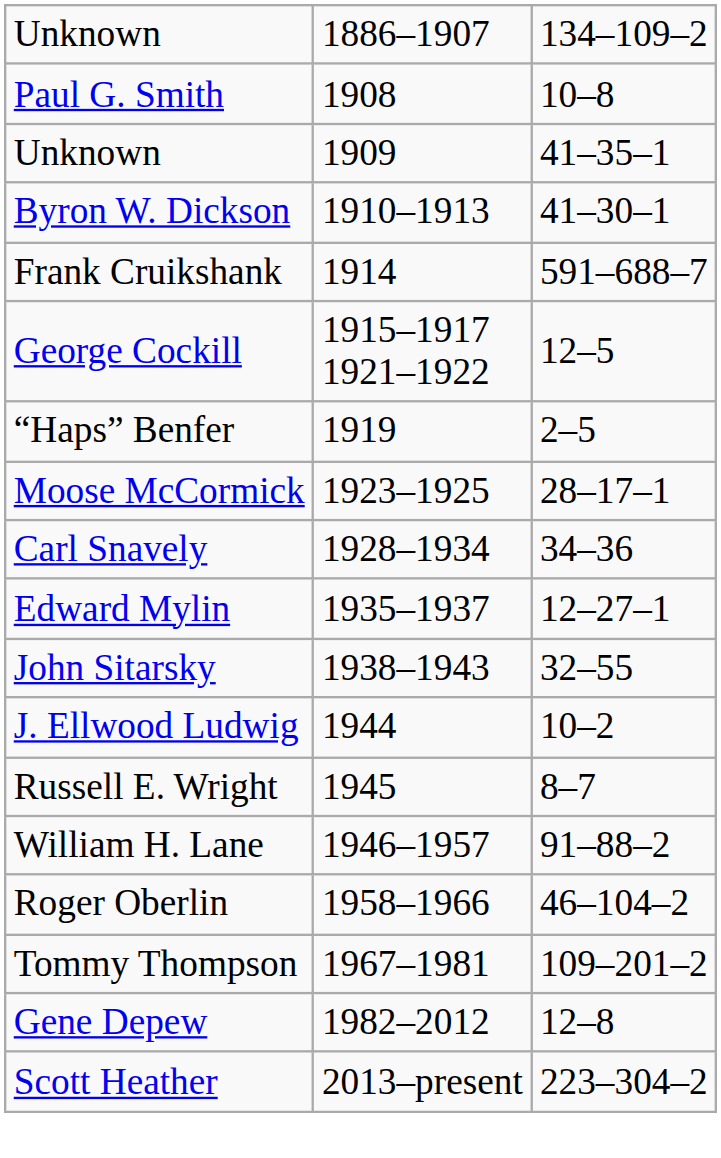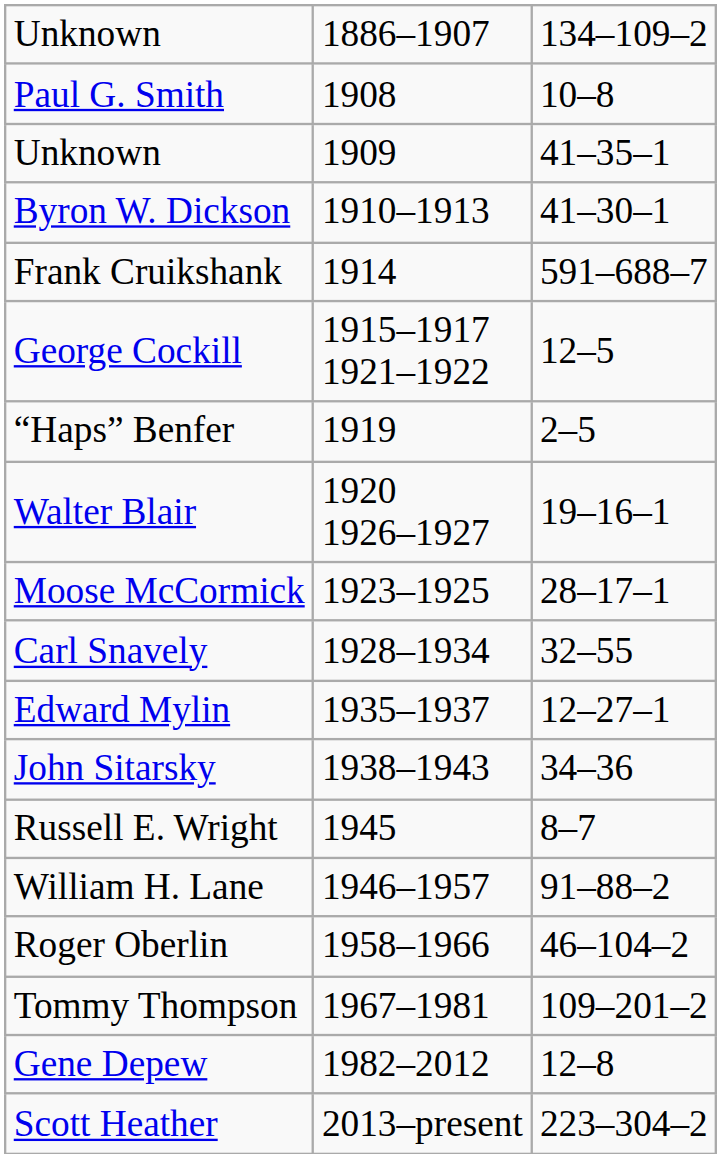+ row: (105, 510)
(587, 548) 34–36 -> (587, 650) 32–55
(587, 667) 32–55 -> (587, 768) 34–36
- row: (156, 726)
